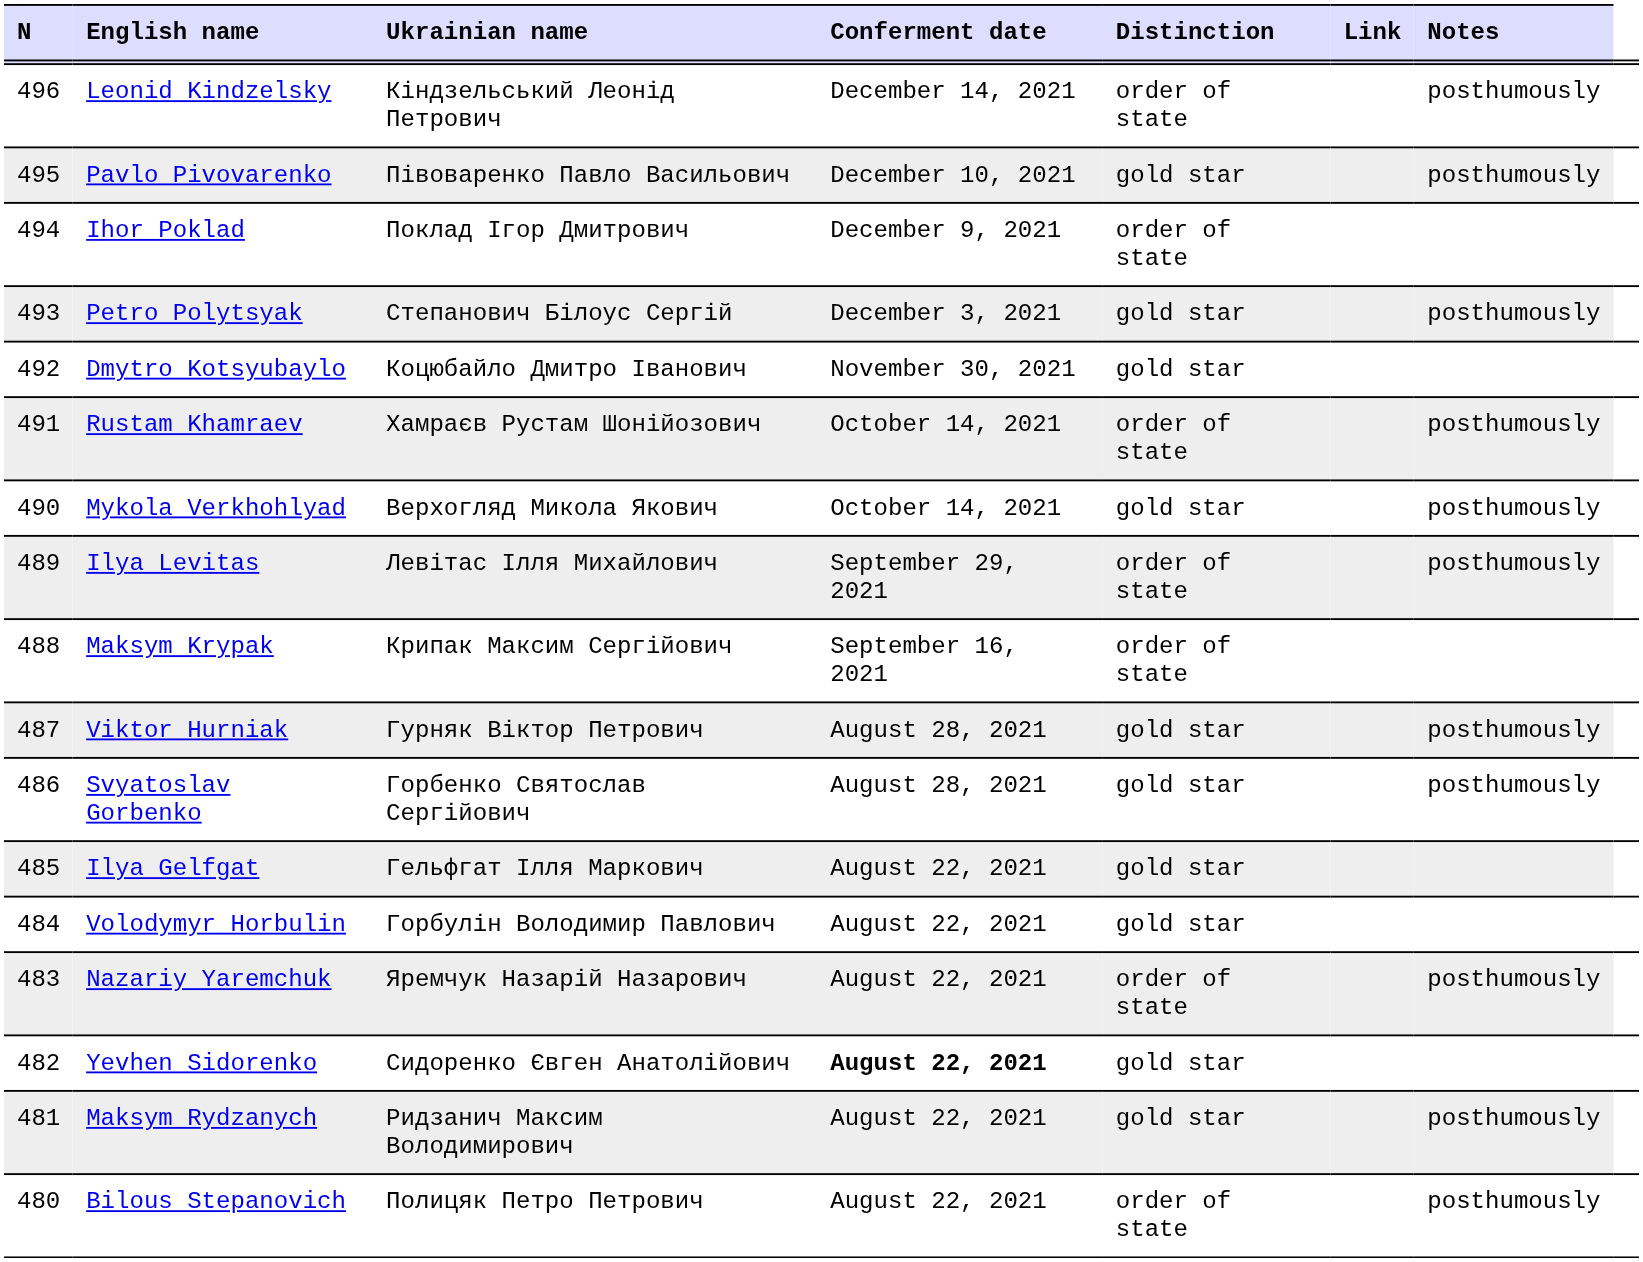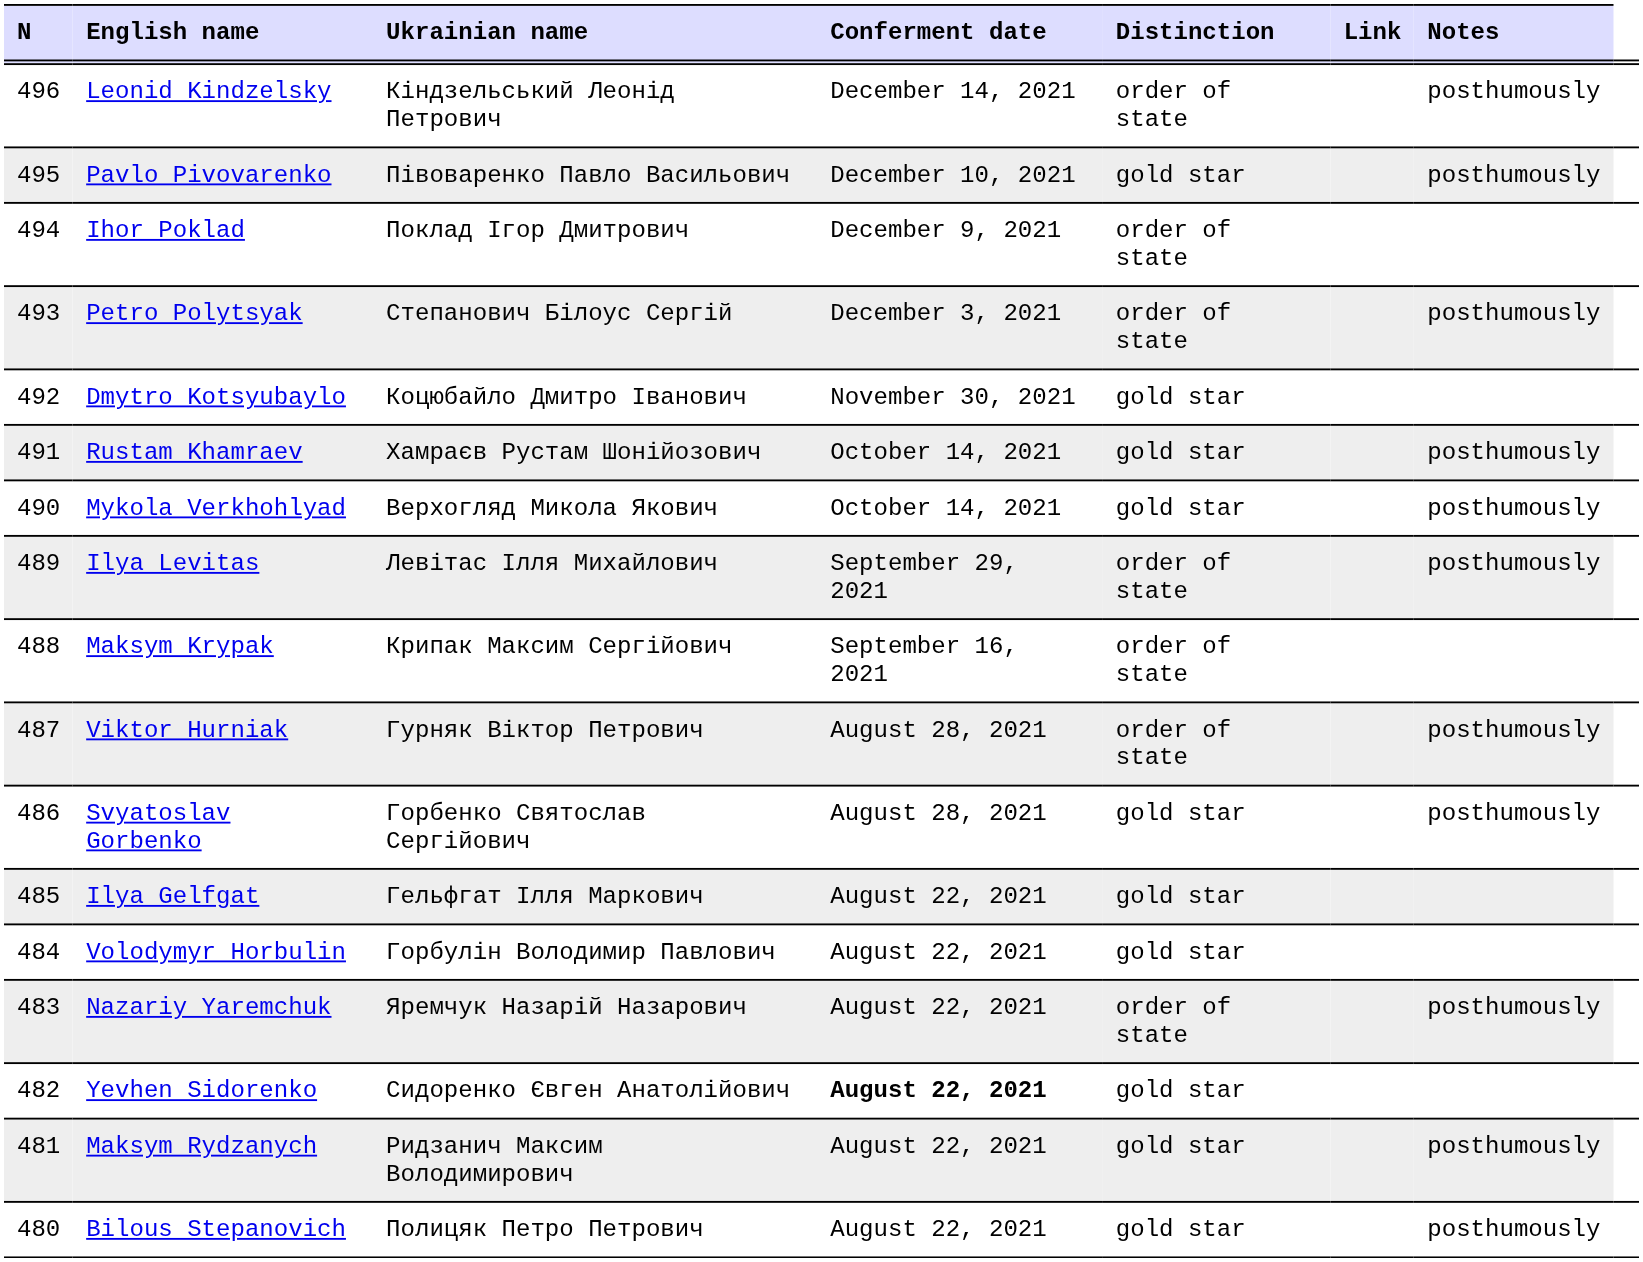(1181, 314) gold star -> (1174, 328) order of state
(1174, 439) order of state -> (1181, 453) gold star
(1181, 730) gold star -> (1174, 744) order of state
(1174, 1216) order of state -> (1181, 1230) gold star
